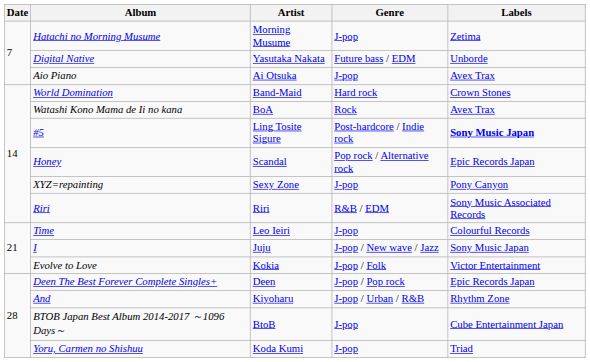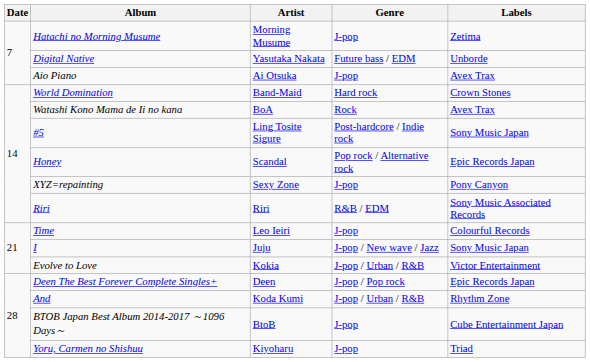(492, 133) bold -> (489, 133) normal
(360, 265) J-pop / Folk -> (379, 265) J-pop / Urban / R&B
(273, 299) Kiyoharu -> (278, 299) Koda Kumi
(278, 349) Koda Kumi -> (273, 349) Kiyoharu
